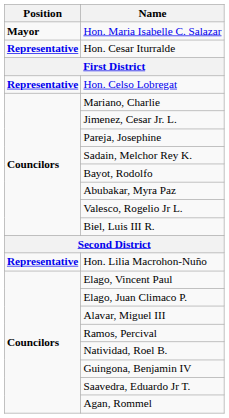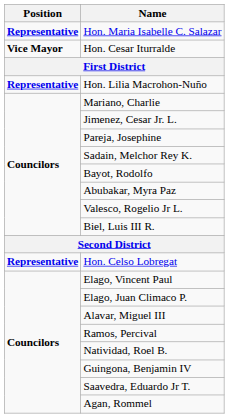(23, 31) Mayor -> (43, 31) Representative
(43, 48) Representative -> (35, 48) Vice Mayor
rows swapped: (130, 84) <-> (145, 262)
